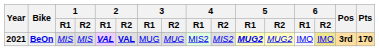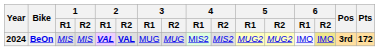(16, 39) 2021 -> (16, 39) 2024
(250, 39) bold -> (250, 39) normal
(365, 39) 170 -> (365, 39) 172
